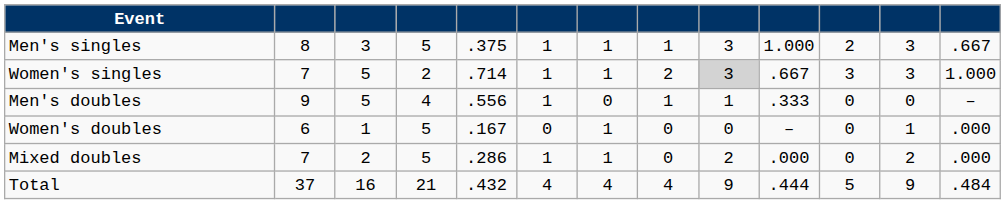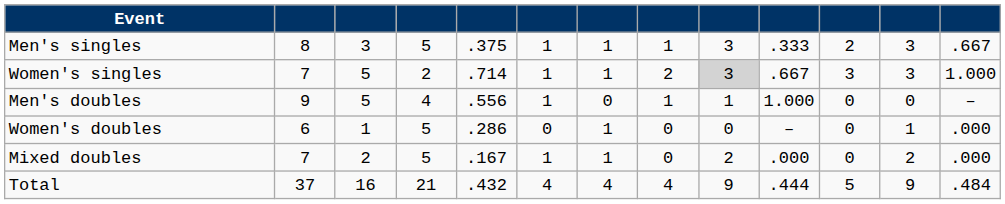(789, 46) 1.000 -> (789, 46) .333
(789, 102) .333 -> (789, 102) 1.000
(487, 130) .167 -> (487, 130) .286
(487, 157) .286 -> (487, 157) .167
